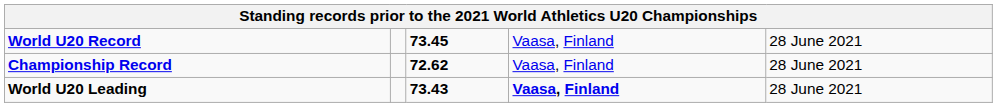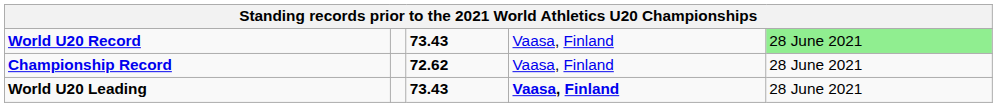(429, 41) 73.45 -> (429, 41) 73.43
(816, 41) no background -> (816, 41) lightgreen background
